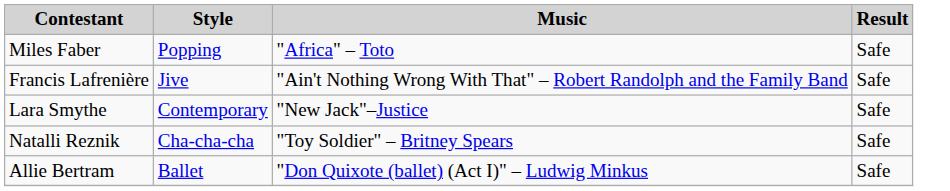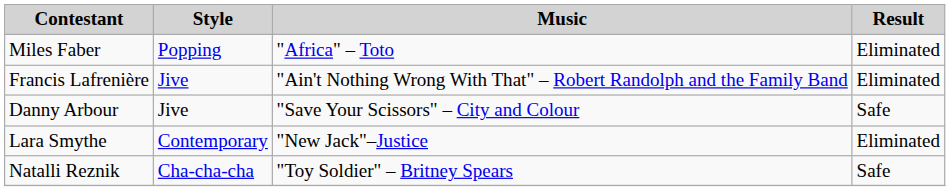(873, 49) Safe -> (898, 49) Eliminated
(873, 79) Safe -> (898, 79) Eliminated
+ row: (64, 110)
(873, 110) Safe -> (898, 140) Eliminated
- row: (62, 170)
